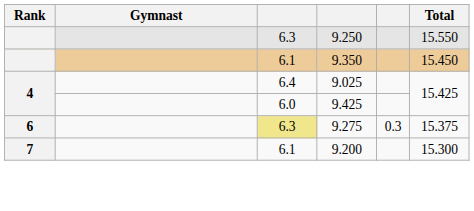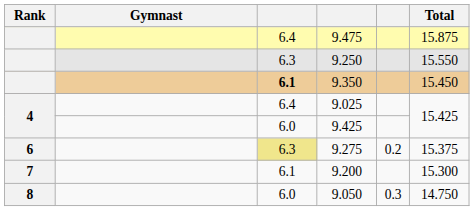+ row: (347, 38)
(287, 60) normal -> (287, 82) bold
(393, 127) 0.3 -> (393, 149) 0.2
+ row: (347, 194)
